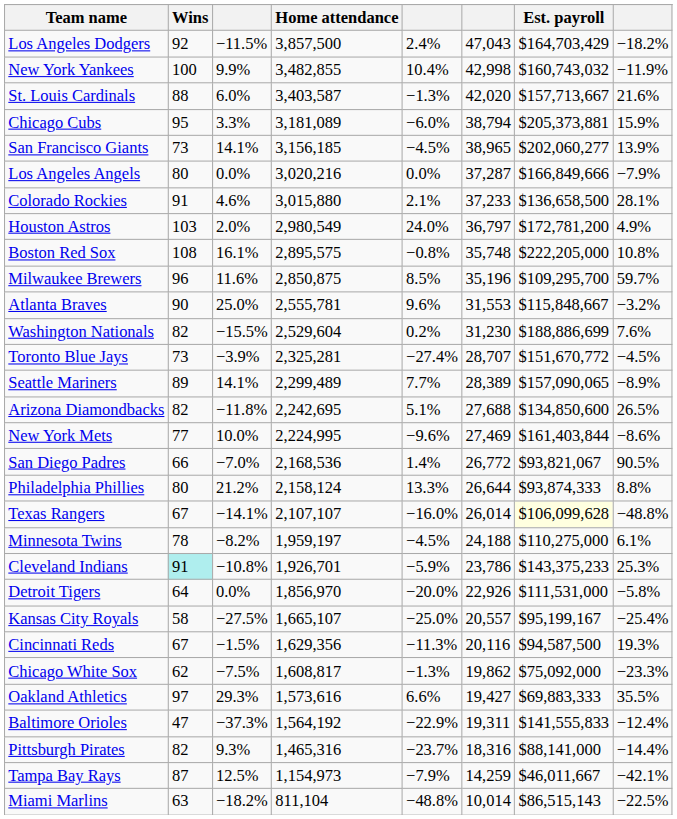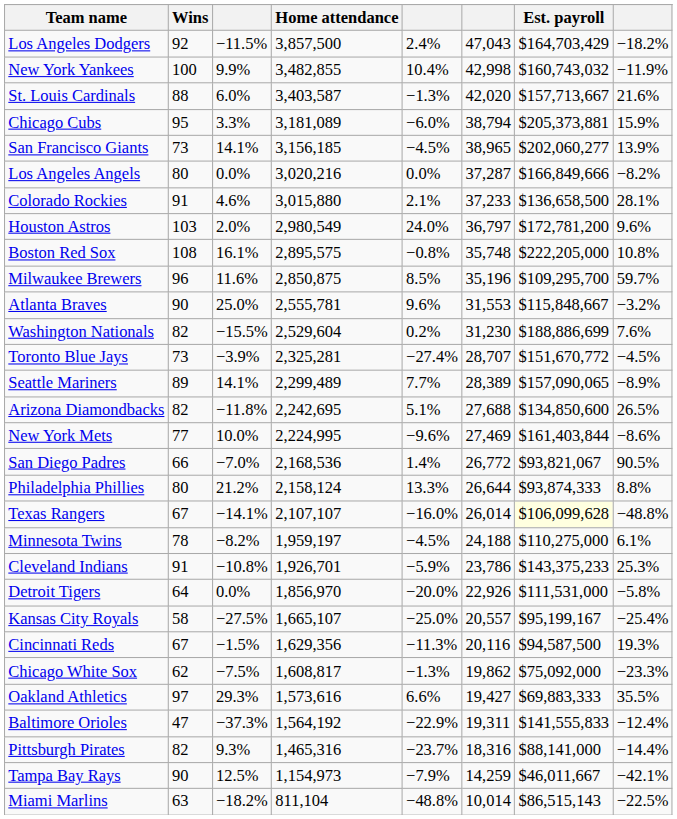(639, 174) −7.9% -> (639, 174) −8.2%
(634, 226) 4.9% -> (634, 226) 9.6%
(180, 566) paleturquoise background -> (180, 566) no background
(180, 775) 87 -> (180, 775) 90
